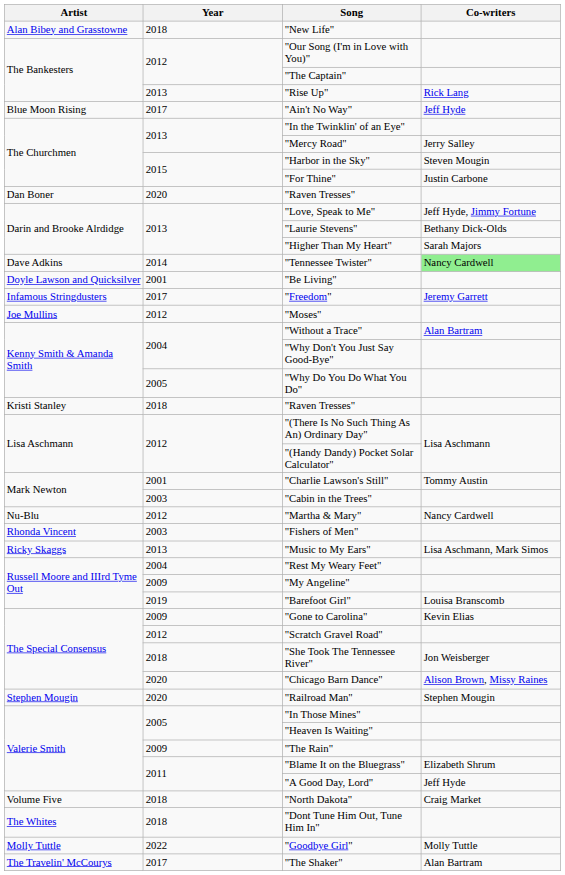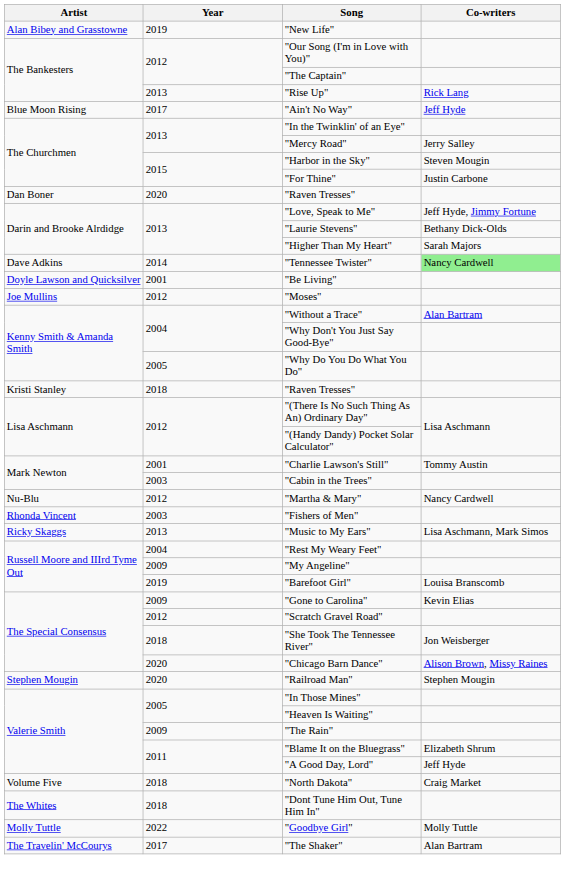(156, 30) 2018 -> (156, 30) 2019
- row: (57, 297)
